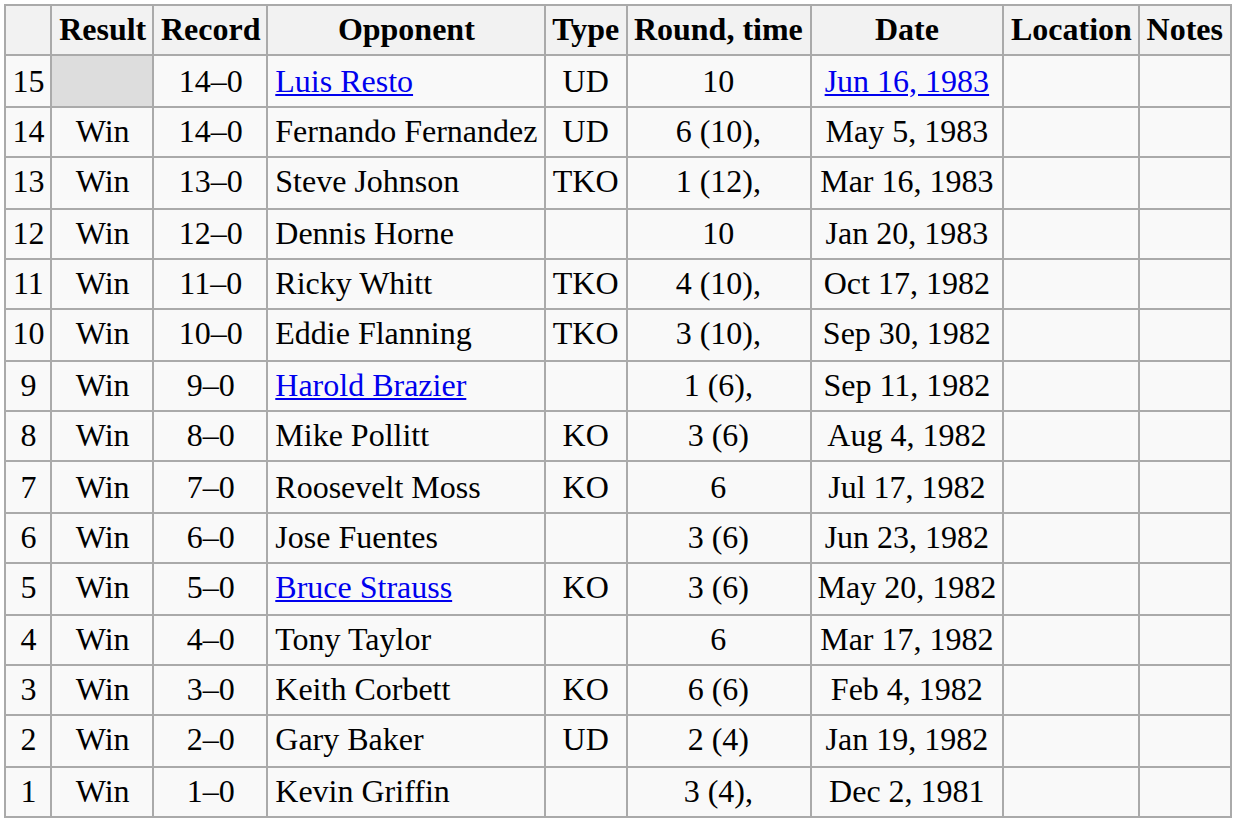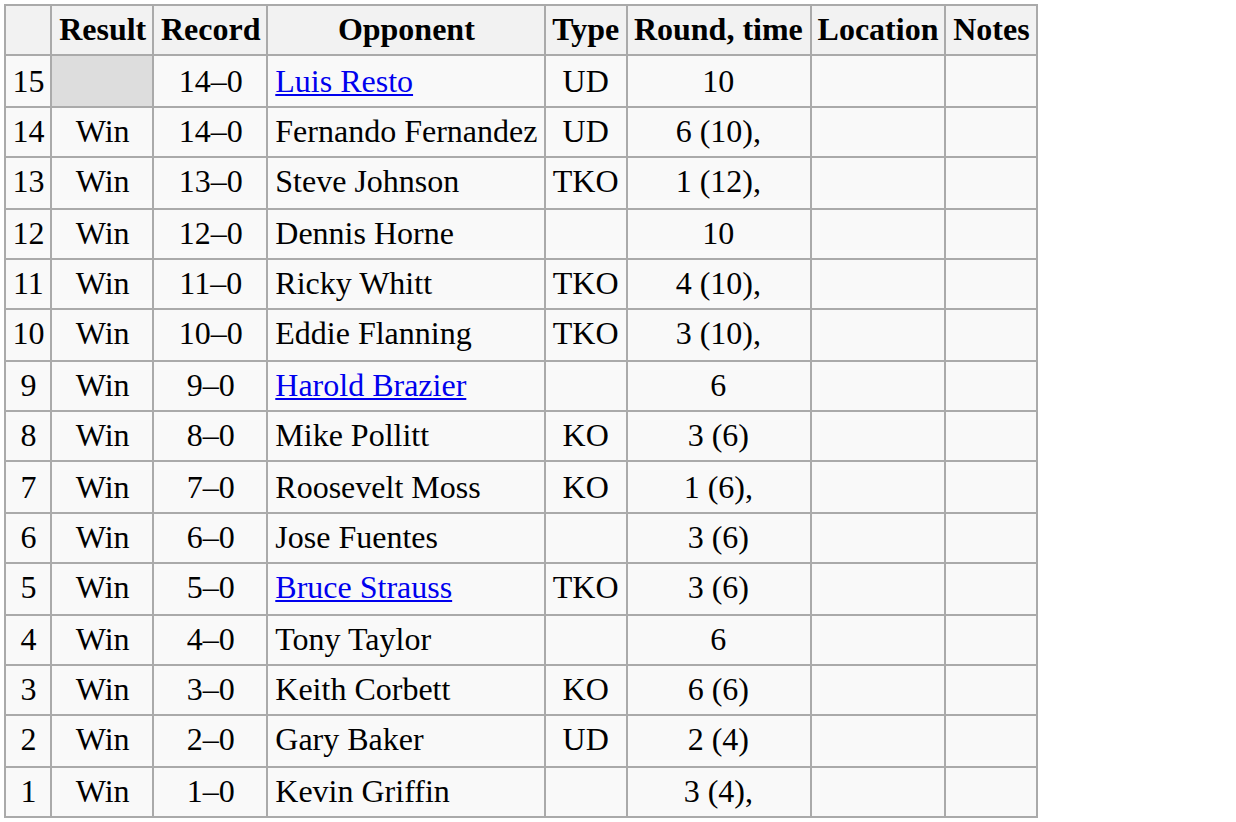- column: (907, 29)
(718, 385) 1 (6), -> (718, 385) 6
(718, 486) 6 -> (718, 486) 1 (6),
(586, 588) KO -> (586, 588) TKO
